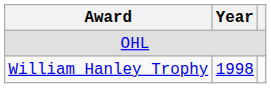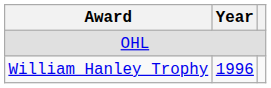(235, 69) 1998 -> (235, 69) 1996
